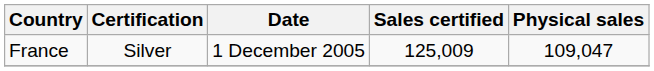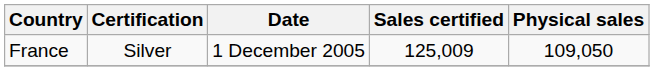(579, 50) 109,047 -> (579, 50) 109,050
